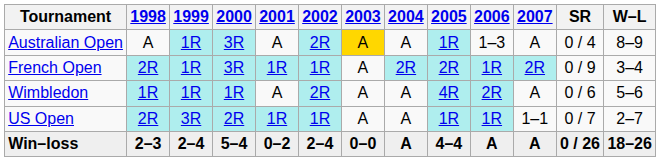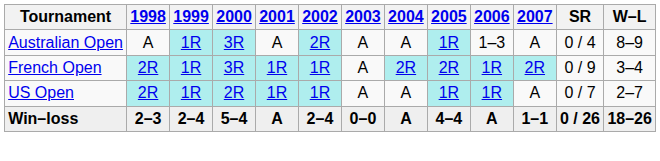(363, 42) gold background -> (363, 42) no background
- row: (48, 93)
(191, 118) 3R -> (191, 93) 1R
(535, 118) 1–1 -> (535, 93) A
(277, 144) 0–2 -> (277, 118) A
(535, 144) A -> (535, 118) 1–1
